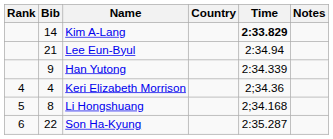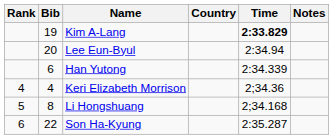(50, 32) 14 -> (50, 32) 19
(50, 50) 21 -> (50, 50) 20
(50, 69) 9 -> (50, 69) 6
